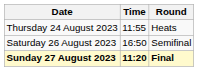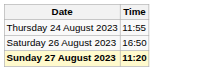- column: (171, 12)
